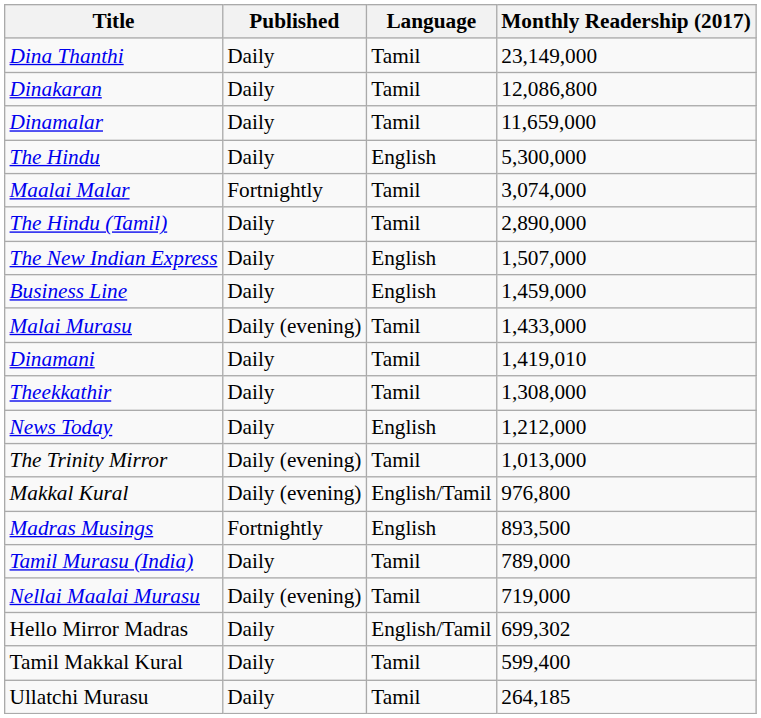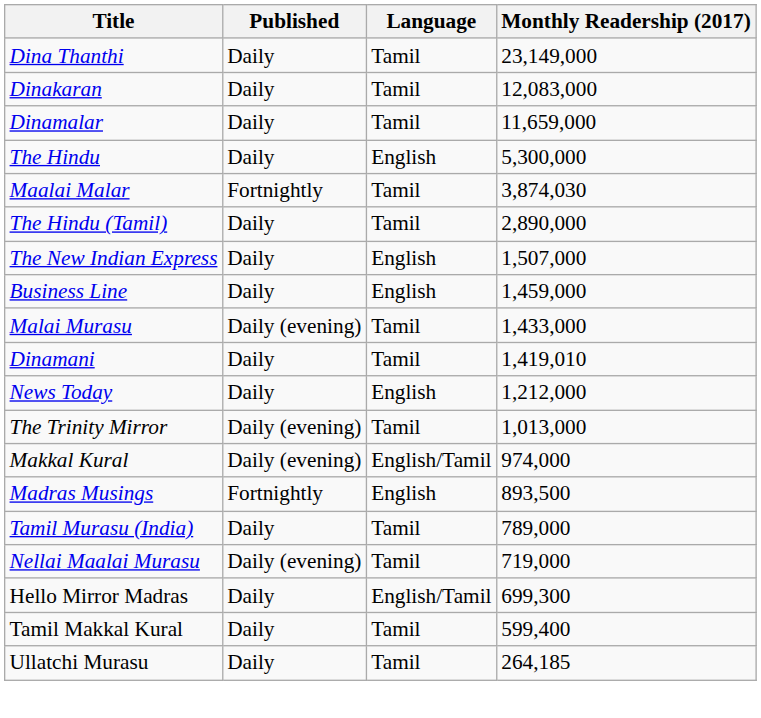(549, 88) 12,086,800 -> (549, 88) 12,083,000
(544, 190) 3,074,000 -> (544, 190) 3,874,030
- row: (60, 392)
(536, 493) 976,800 -> (536, 460) 974,000
(536, 628) 699,302 -> (536, 595) 699,300
